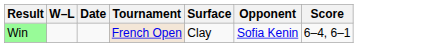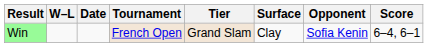+ column: (219, 14)
